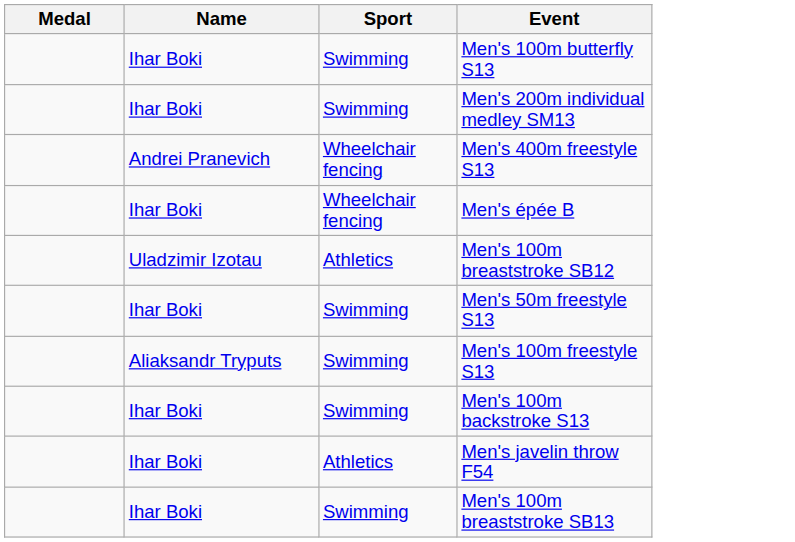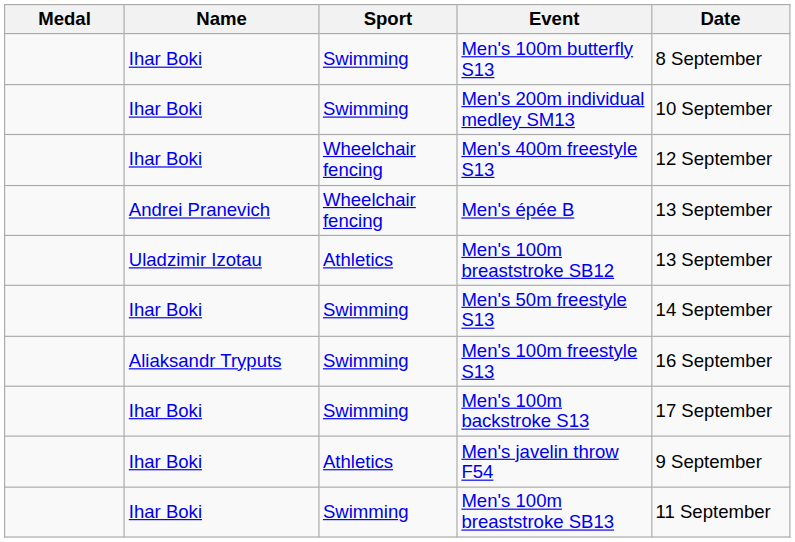+ column: (721, 19)
(199, 159) Andrei Pranevich -> (165, 159) Ihar Boki
(165, 210) Ihar Boki -> (199, 210) Andrei Pranevich
